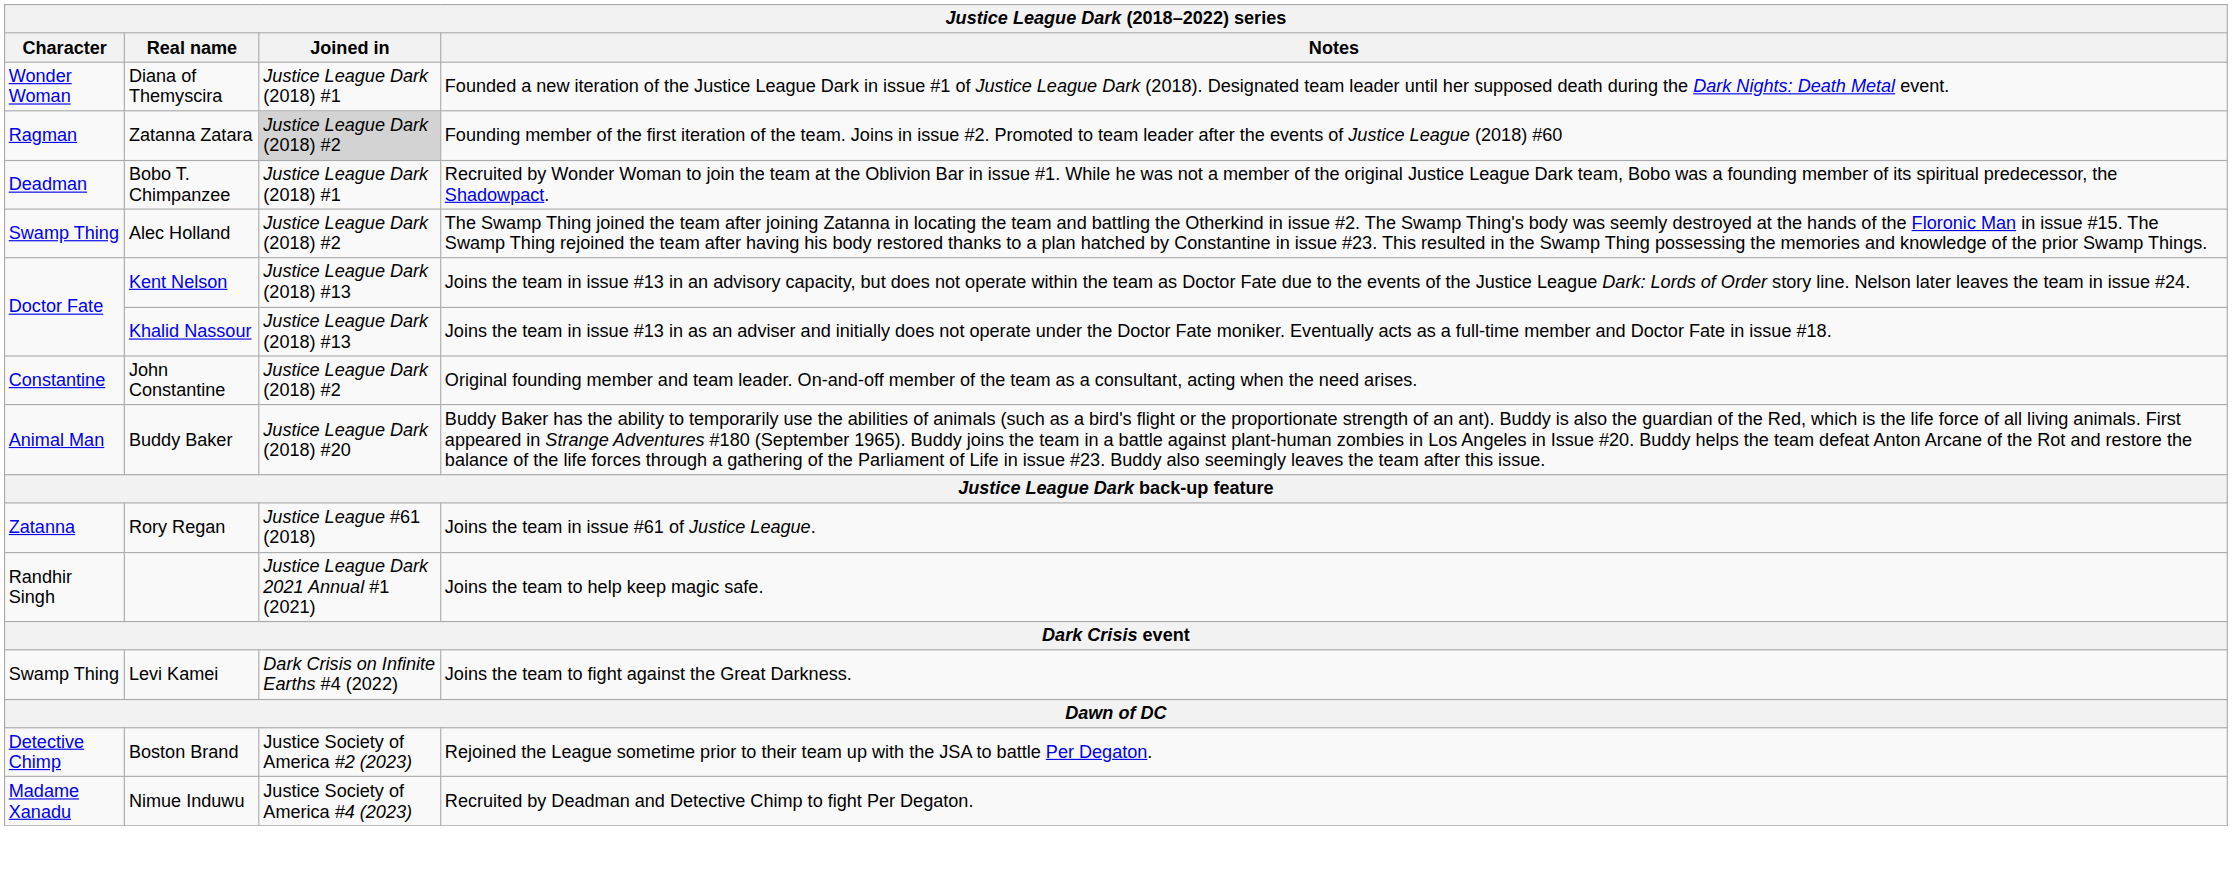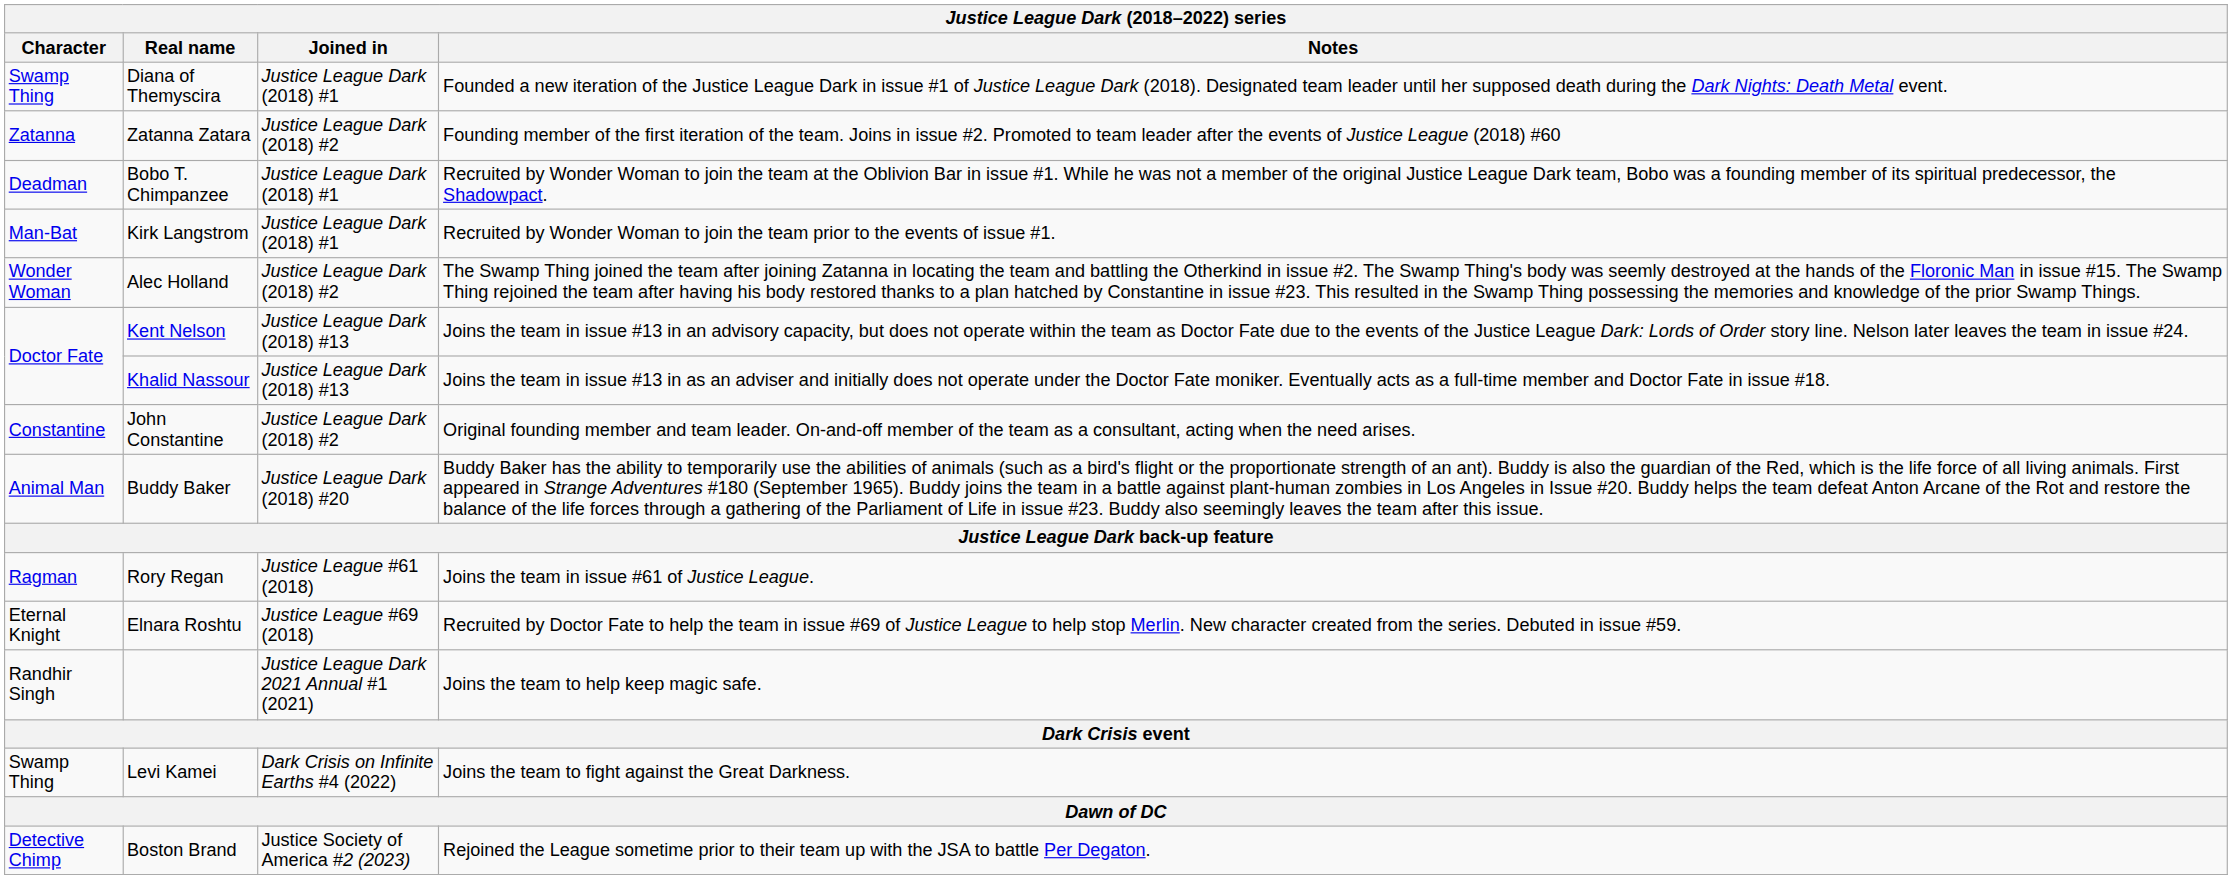(40, 86) Wonder Woman -> (39, 86) Swamp Thing
(43, 135) Ragman -> (42, 135) Zatanna
(346, 135) lightgrey background -> (344, 135) no background
+ row: (188, 233)
(64, 233) Swamp Thing -> (40, 282) Wonder Woman
(42, 527) Zatanna -> (43, 576) Ragman
+ row: (184, 625)
- row: (187, 801)
